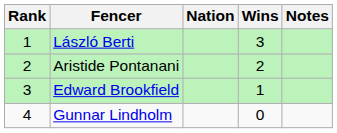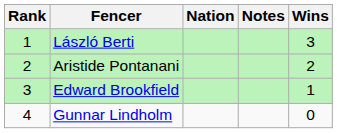columns swapped: (260, 16) <-> (307, 16)
